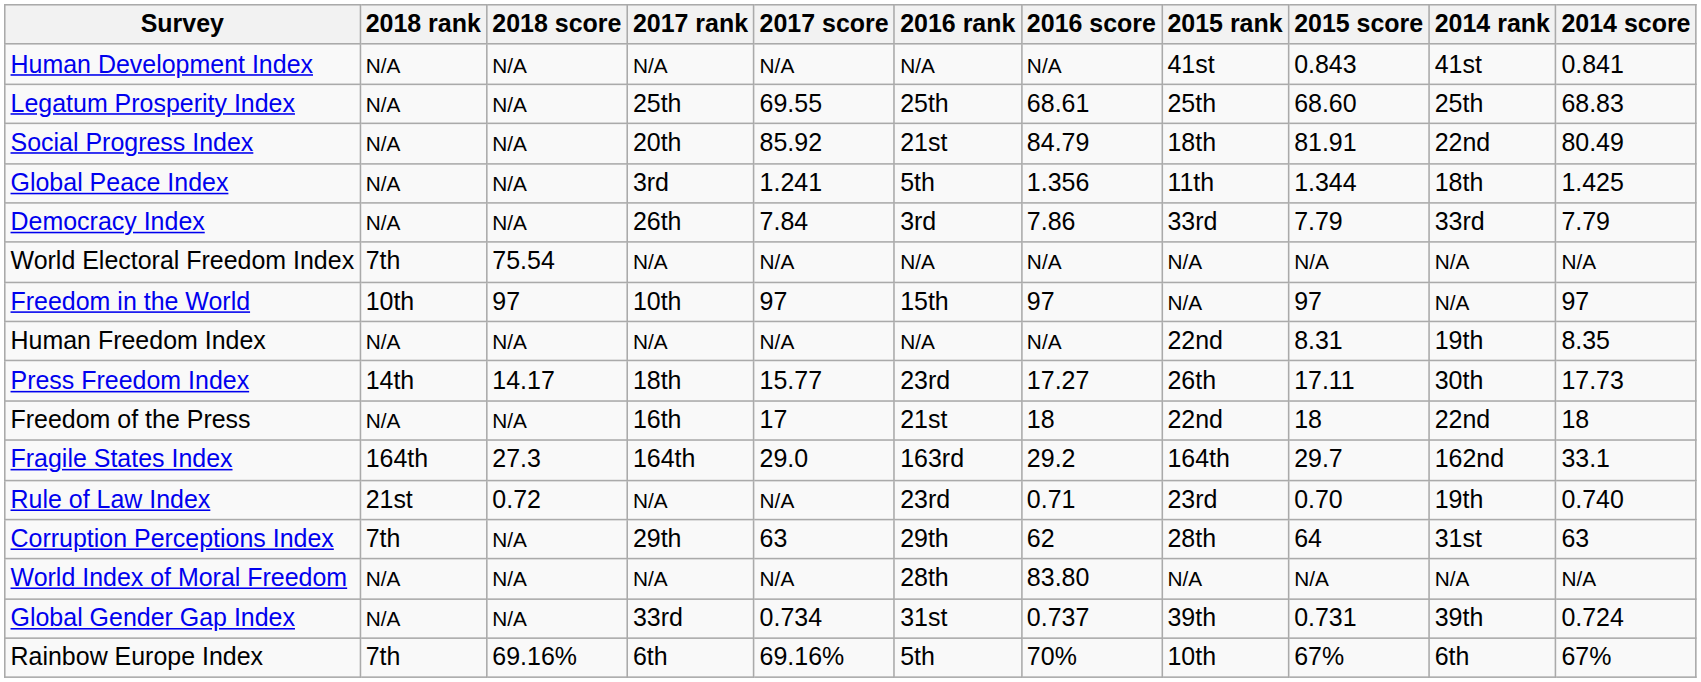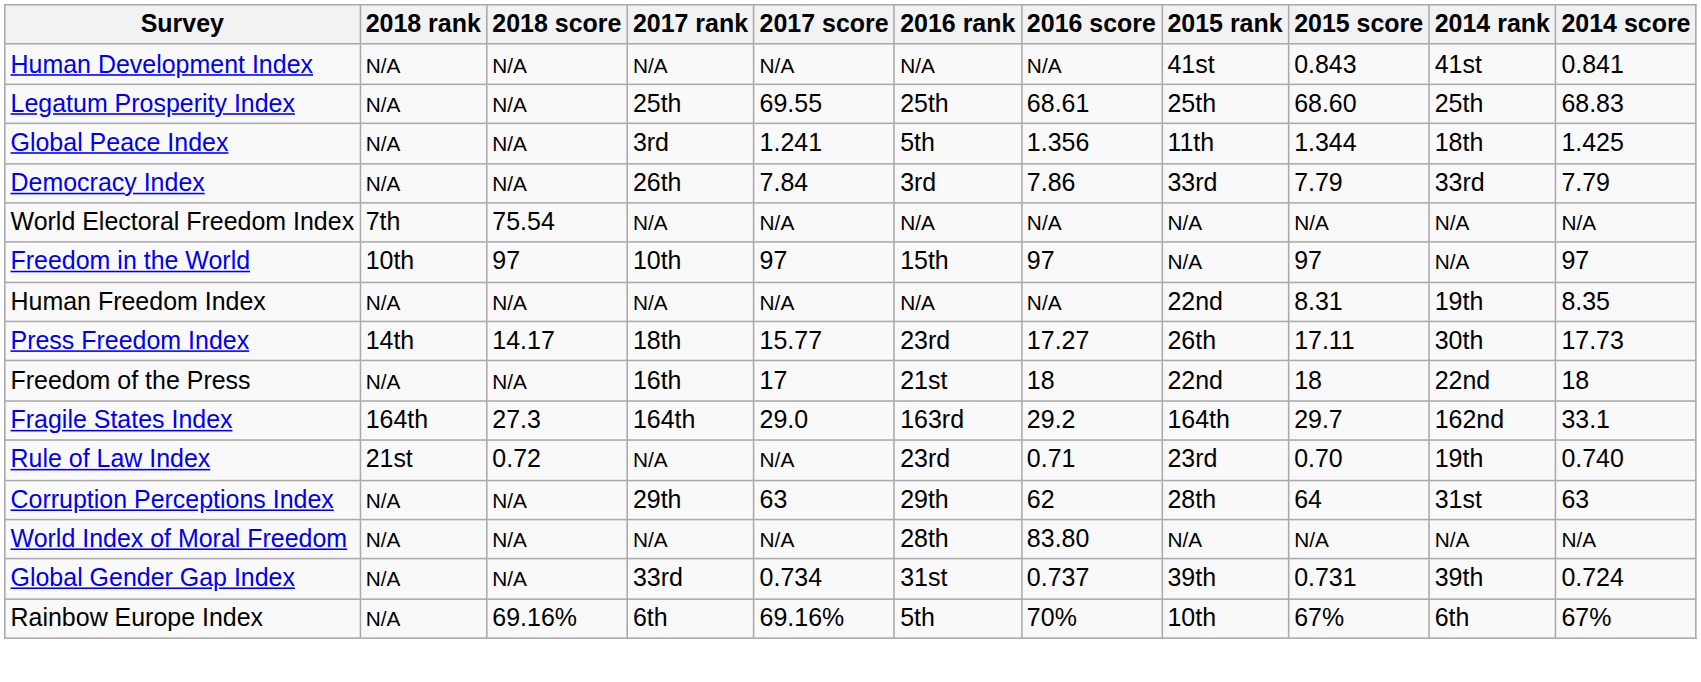- row: (132, 143)
(383, 538) 7th -> (383, 500) N/A
(383, 657) 7th -> (383, 619) N/A
